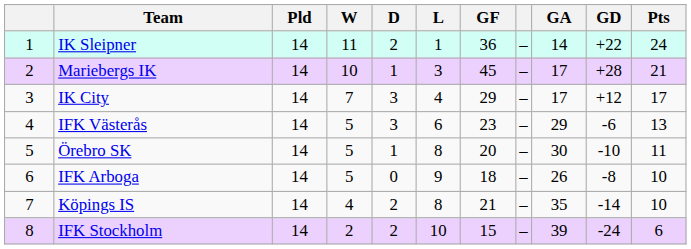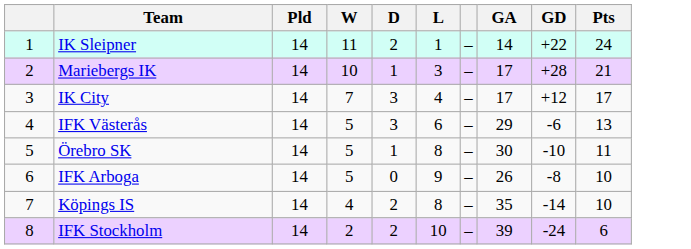- column: (488, 17)
